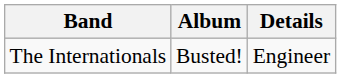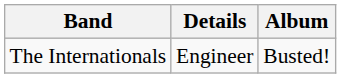columns swapped: (209, 21) <-> (291, 21)
